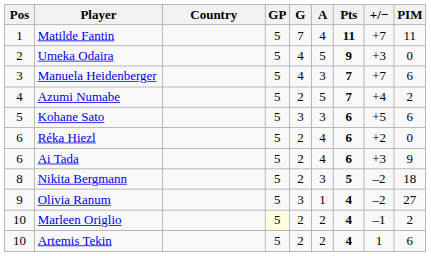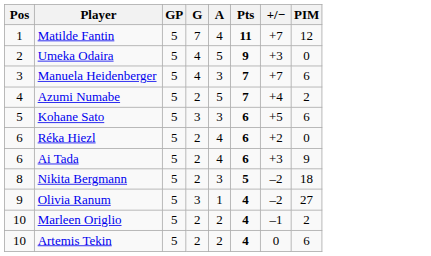- column: (214, 14)
(410, 35) 11 -> (307, 35) 12
(277, 220) lightyellow background -> (174, 220) no background
(379, 240) 1 -> (276, 240) 0
